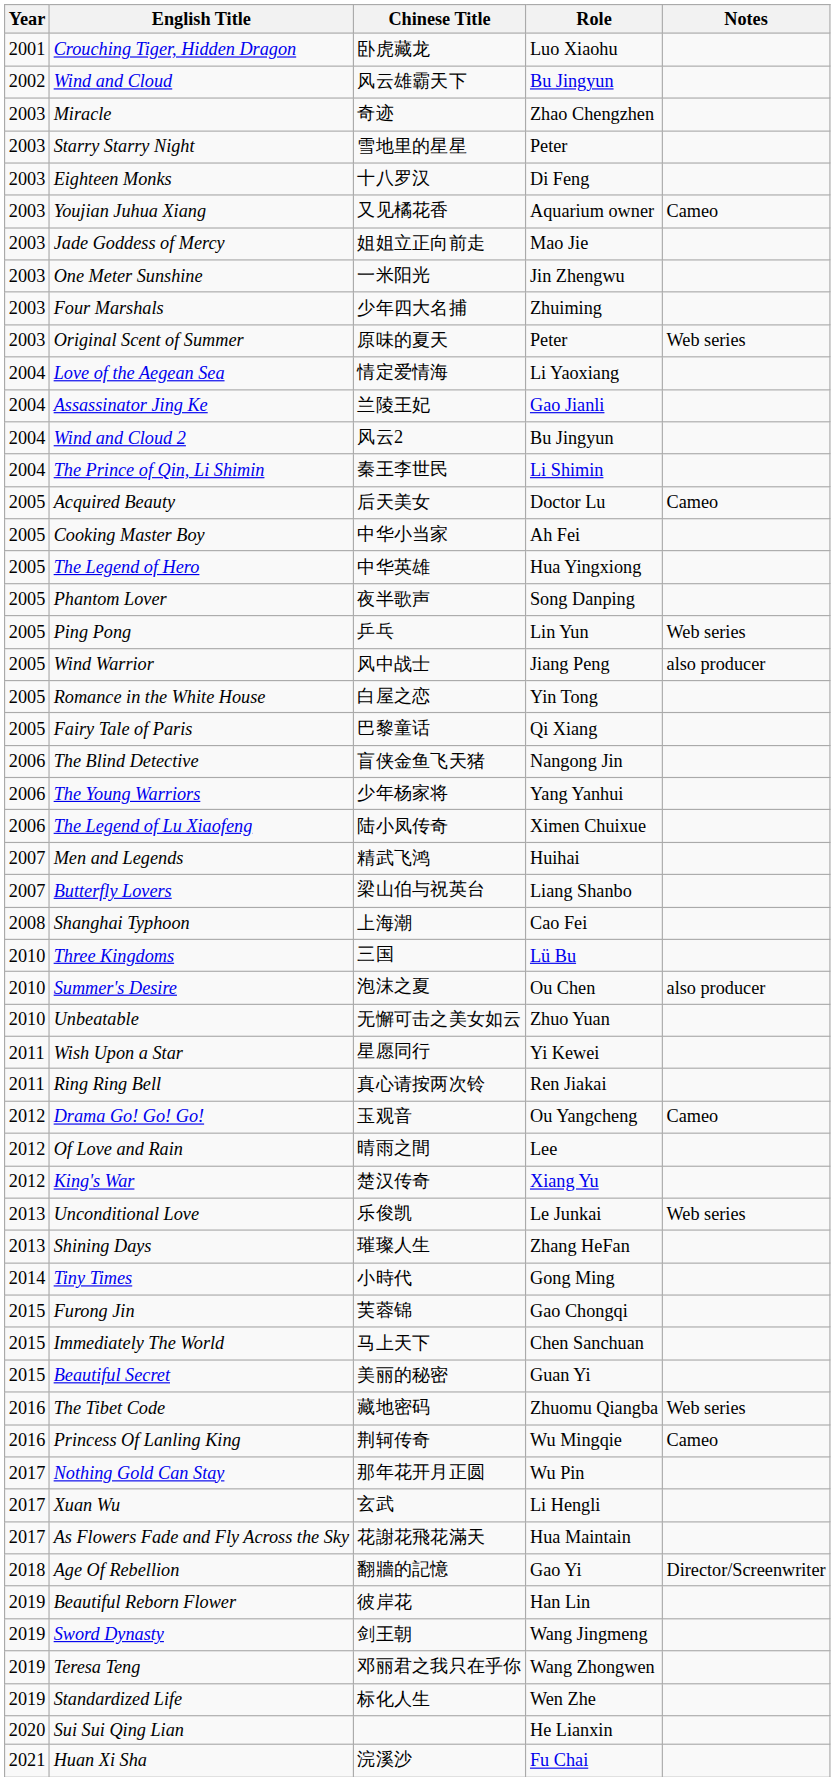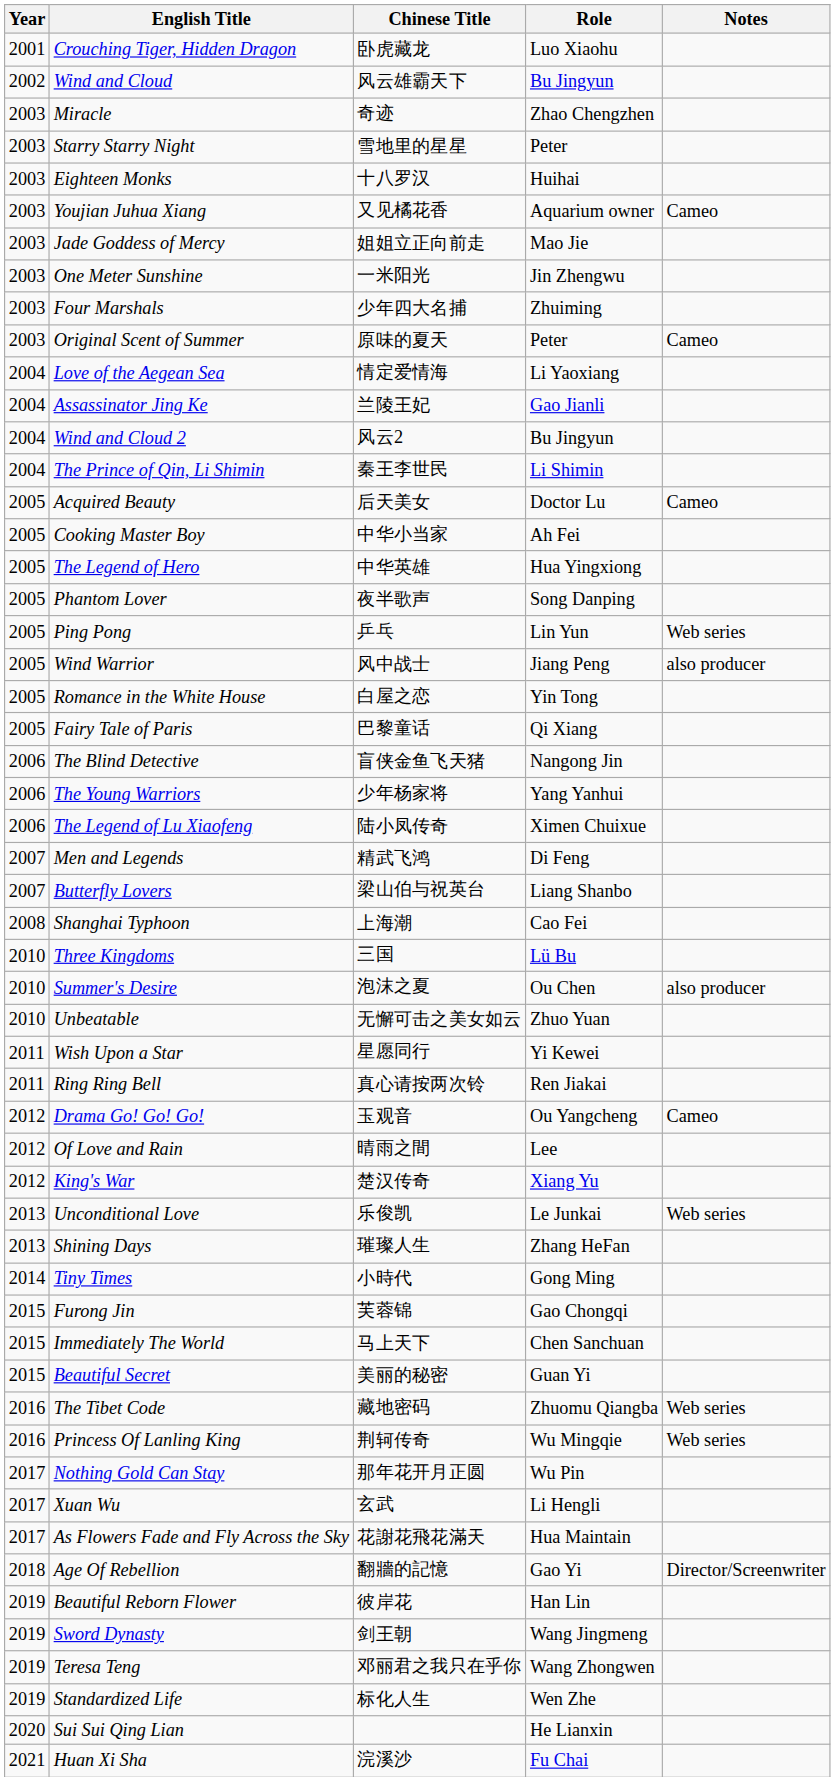(560, 178) Di Feng -> (555, 178) Huihai
(706, 340) Web series -> (692, 340) Cameo
(555, 858) Huihai -> (560, 858) Di Feng
(692, 1440) Cameo -> (706, 1440) Web series
